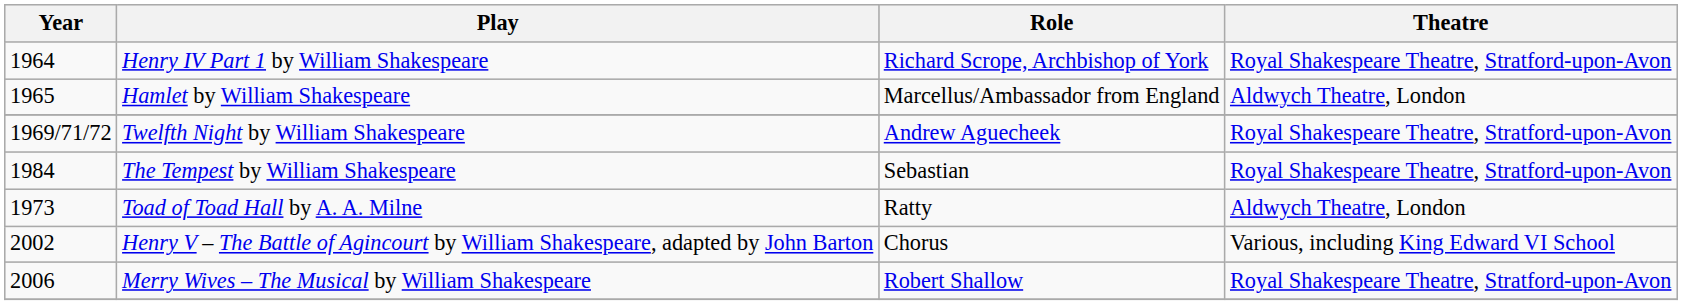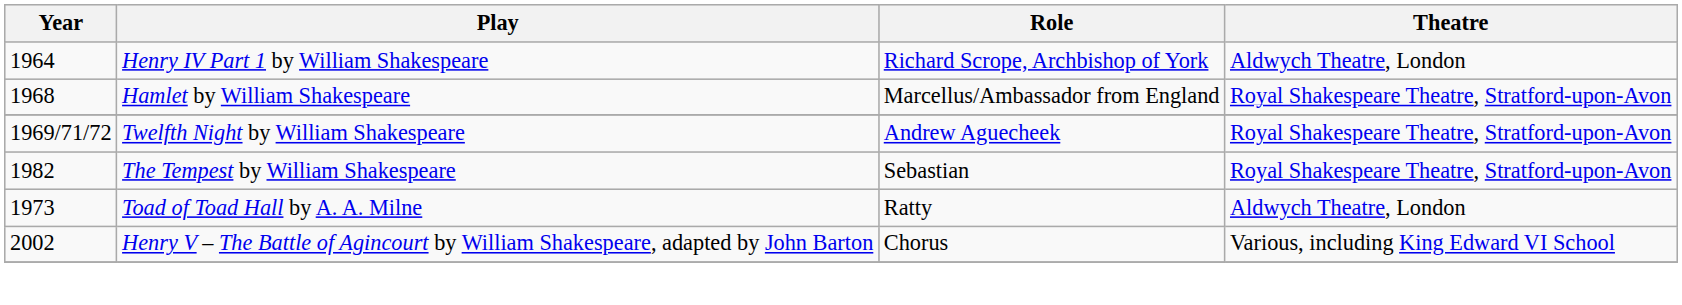(1451, 60) Royal Shakespeare Theatre, Stratford-upon-Avon -> (1348, 60) Aldwych Theatre, London
(32, 96) 1965 -> (32, 96) 1968
(1348, 96) Aldwych Theatre, London -> (1451, 96) Royal Shakespeare Theatre, Stratford-upon-Avon
(32, 170) 1984 -> (32, 170) 1982
- row: (357, 280)
